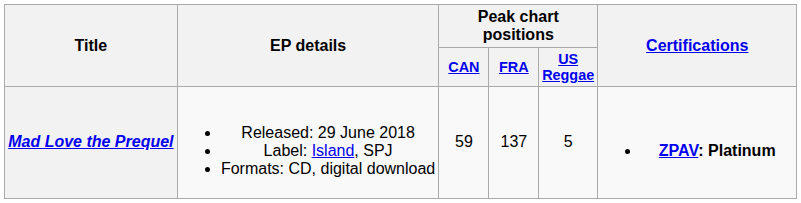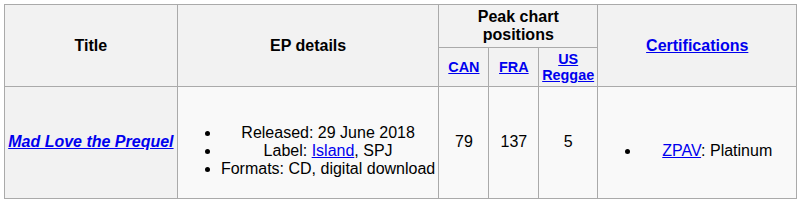(464, 142) 59 -> (464, 142) 79
(697, 151) bold -> (697, 151) normal
